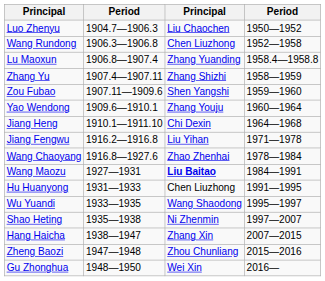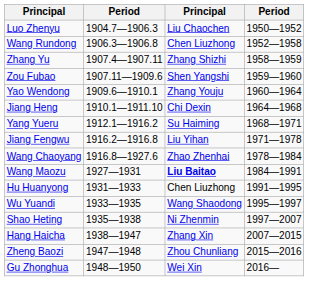- row: (32, 60)
+ row: (33, 124)
